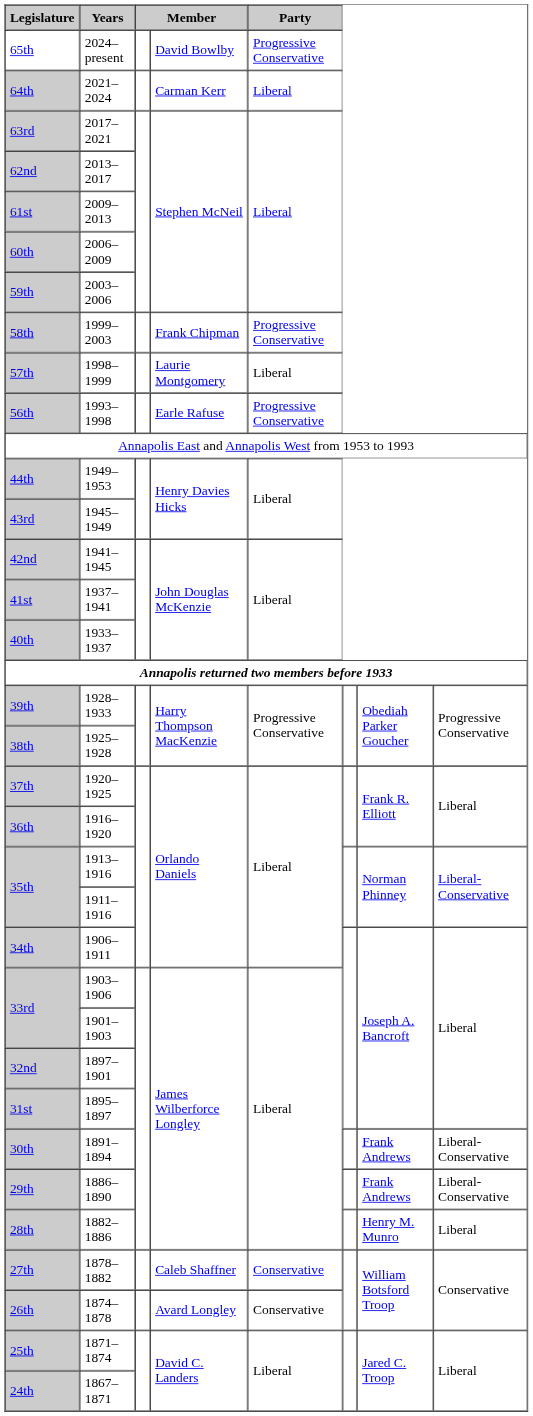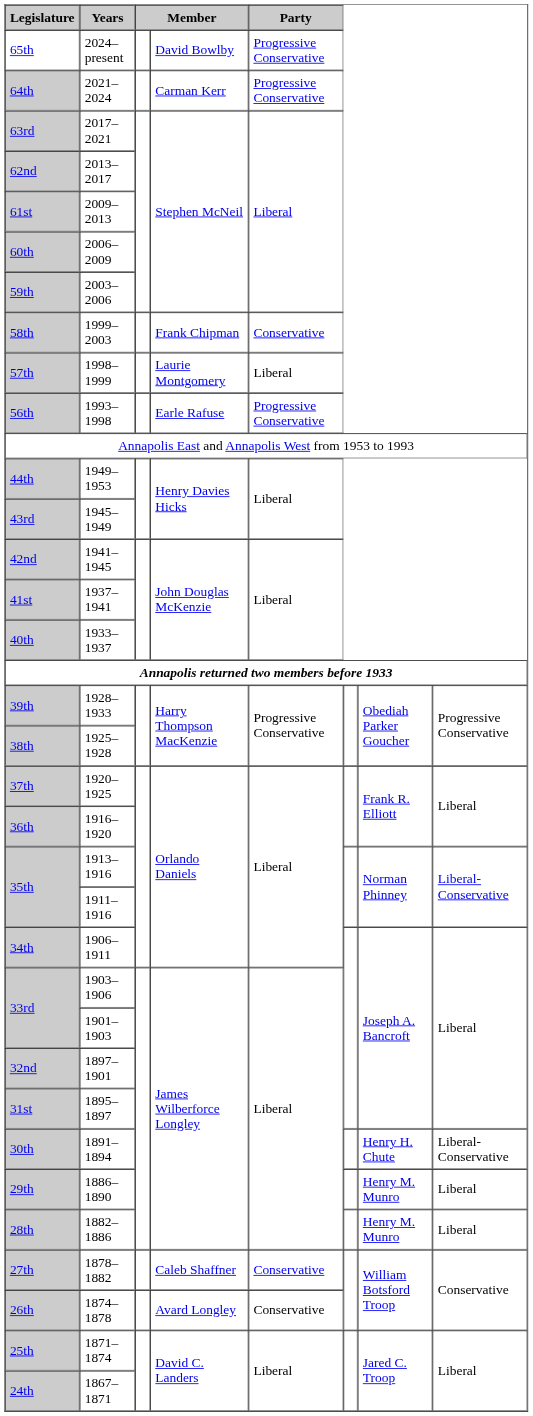(272, 90) Liberal -> (289, 90) Progressive Conservative
(288, 332) Progressive Conservative -> (289, 332) Conservative
(386, 1148) Frank Andrews -> (388, 1148) Henry H. Chute
(386, 1189) Frank Andrews -> (389, 1189) Henry M. Munro
(473, 1189) Liberal-Conservative -> (457, 1189) Liberal
